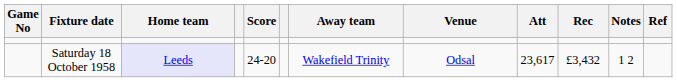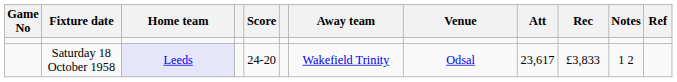(583, 60) £3,432 -> (583, 60) £3,833
